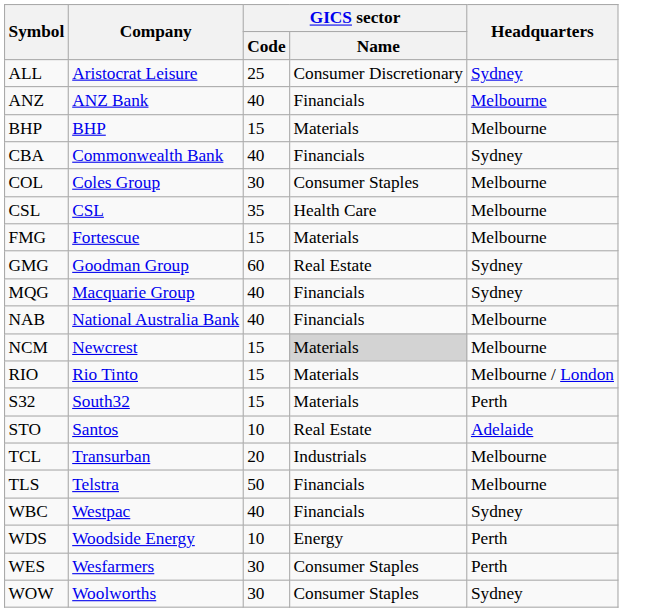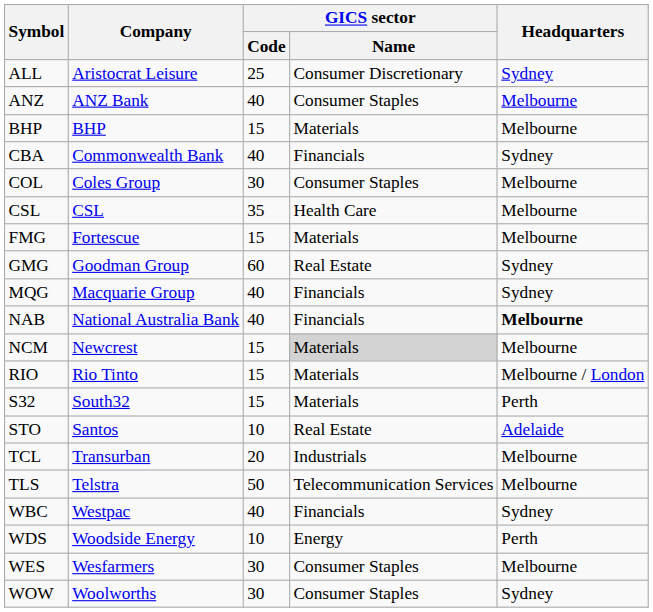(329, 100) Financials -> (356, 100) Consumer Staples
(509, 319) normal -> (542, 319) bold
(329, 484) Financials -> (393, 484) Telecommunication Services
(489, 566) Perth -> (539, 566) Melbourne
